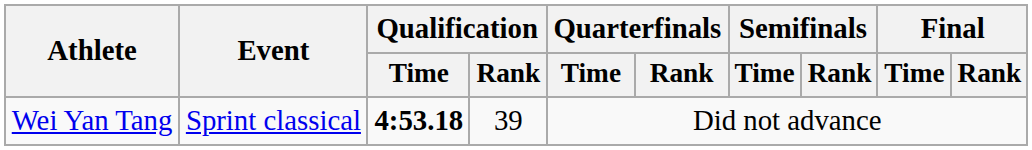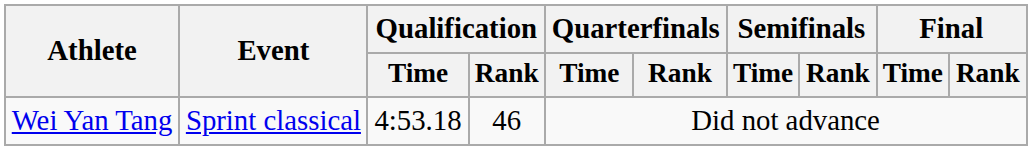(419, 121) bold -> (418, 121) normal
(508, 121) 39 -> (507, 121) 46
